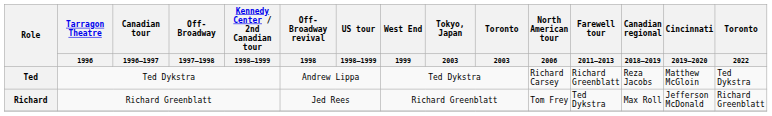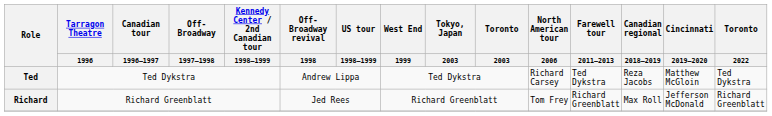(596, 78) Richard Greenblatt -> (589, 78) Ted Dykstra
(589, 100) Ted Dykstra -> (596, 100) Richard Greenblatt
